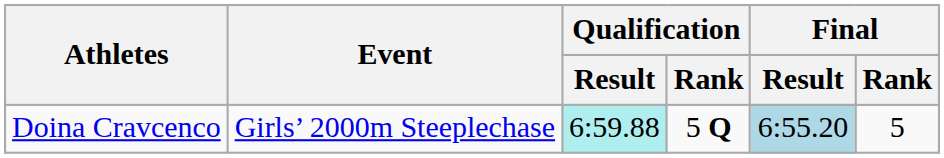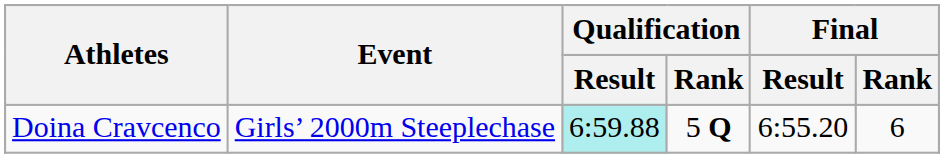(803, 128) lightblue background -> (803, 128) no background
(897, 128) 5 -> (897, 128) 6
